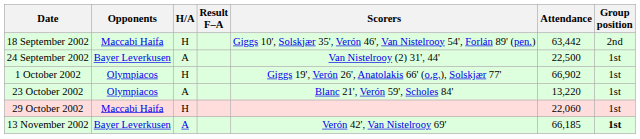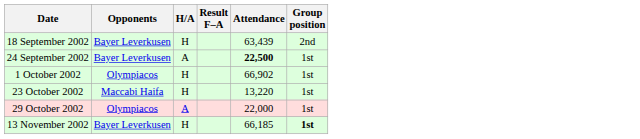- column: (384, 18)
(132, 41) Maccabi Haifa -> (132, 41) Bayer Leverkusen
(566, 41) 63,442 -> (259, 41) 63,439
(566, 58) normal -> (259, 58) bold
(132, 91) Olympiacos -> (132, 91) Maccabi Haifa
(185, 91) A -> (185, 91) H
(132, 108) Maccabi Haifa -> (132, 108) Olympiacos
(185, 108) H -> (185, 108) A
(566, 108) 22,060 -> (259, 108) 22,000
(185, 125) A -> (185, 125) H
